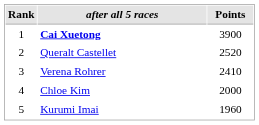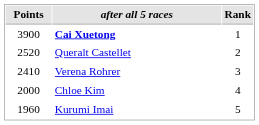columns swapped: (21, 14) <-> (230, 14)
